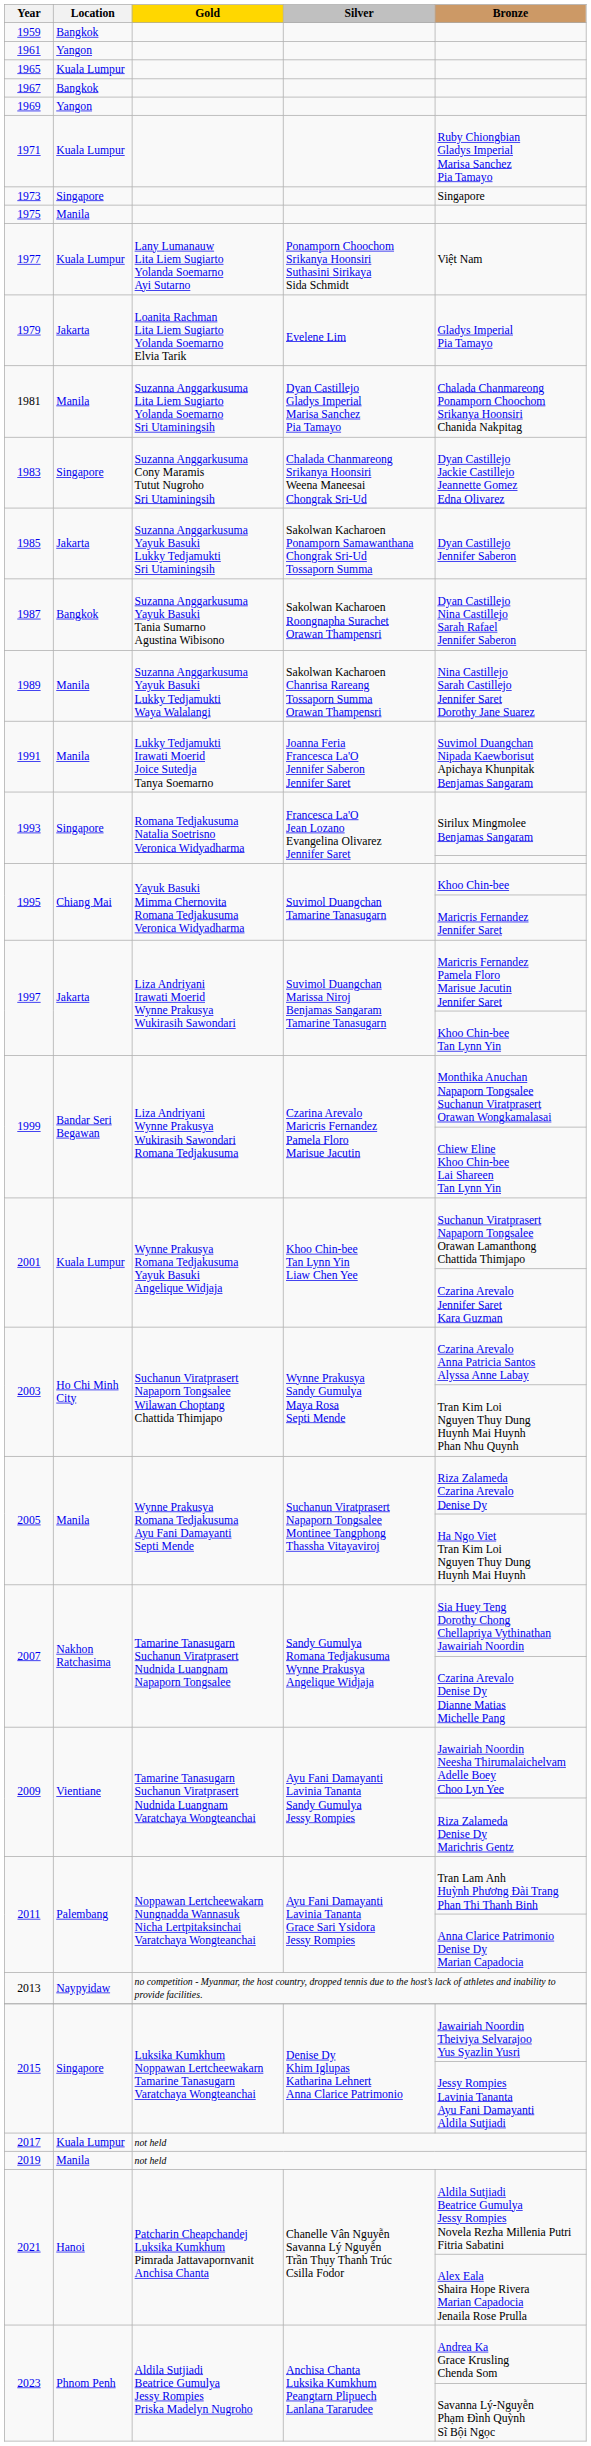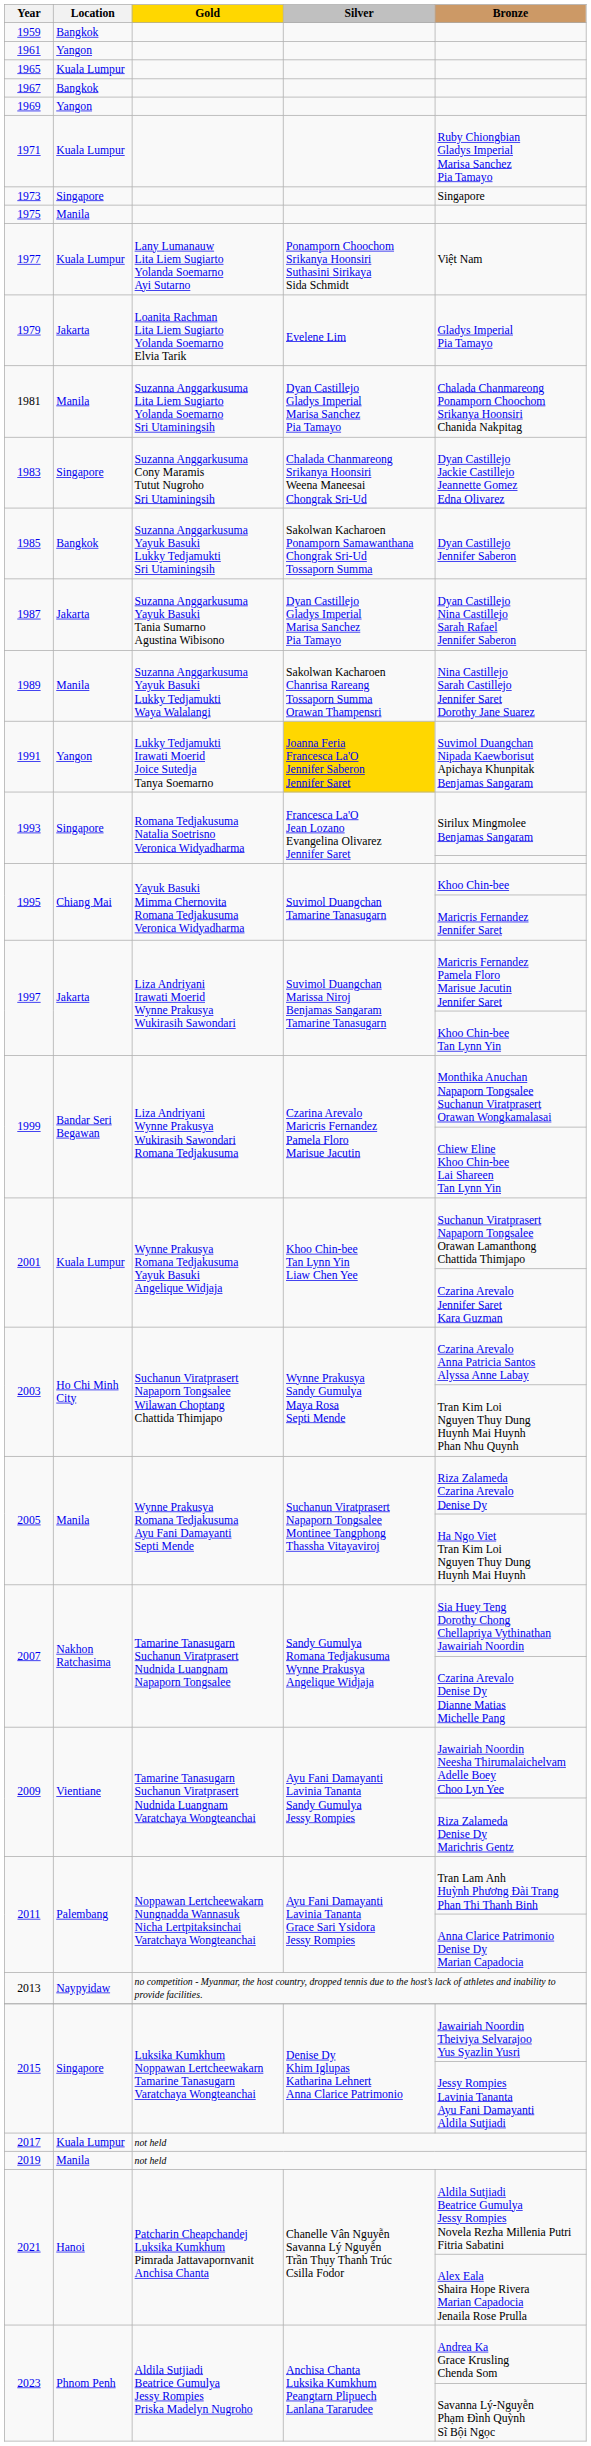(73, 543) Jakarta -> (77, 543) Bangkok
(77, 614) Bangkok -> (73, 614) Jakarta
(337, 621) Sakolwan Kacharoen Roongnapha Surachet Orawan Thampensri -> (324, 621) Dyan Castillejo Gladys Imperial Marisa Sanchez Pia Tamayo
(73, 756) Manila -> (74, 756) Yangon
(325, 763) no background -> (325, 763) gold background
